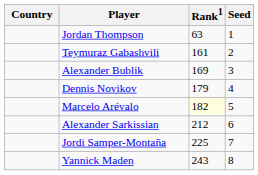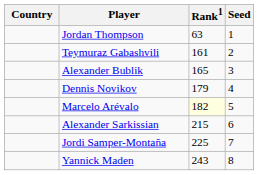(200, 70) 169 -> (200, 70) 165
(200, 124) 212 -> (200, 124) 215
